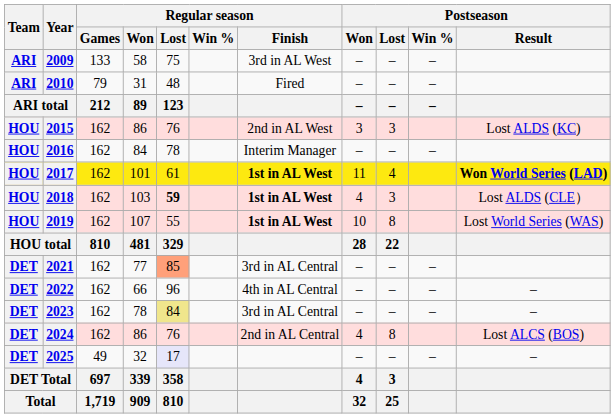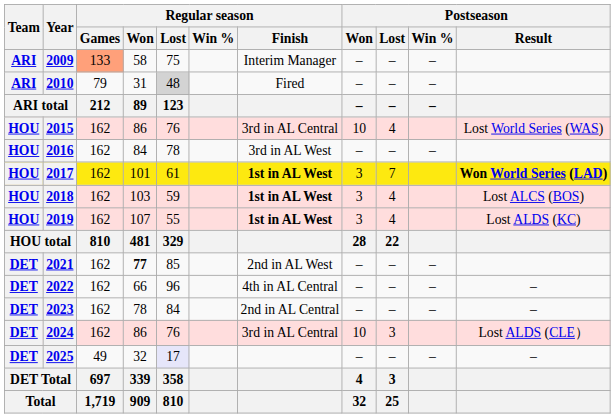(100, 61) no background -> (100, 61) lightsalmon background
(290, 61) 3rd in AL West -> (290, 61) Interim Manager
(173, 83) no background -> (173, 83) lightgrey background
(290, 128) 2nd in AL West -> (290, 128) 3rd in AL Central
(359, 128) 3 -> (359, 128) 10
(392, 128) 3 -> (392, 128) 4
(533, 128) Lost ALDS (KC) -> (533, 128) Lost World Series (WAS)
(290, 151) Interim Manager -> (290, 151) 3rd in AL West
(359, 173) 11 -> (359, 173) 3
(392, 173) 4 -> (392, 173) 7
(173, 197) bold -> (173, 196) normal
(359, 197) 4 -> (359, 196) 3
(392, 197) 3 -> (392, 196) 4
(533, 197) Lost ALDS (CLE） -> (533, 196) Lost ALCS (BOS)
(359, 221) 10 -> (359, 218) 3
(392, 221) 8 -> (392, 218) 4
(533, 221) Lost World Series (WAS) -> (533, 218) Lost ALDS (KC)
(140, 266) normal -> (140, 264) bold
(173, 266) lightsalmon background -> (173, 264) no background
(290, 266) 3rd in AL Central -> (290, 264) 2nd in AL West
(173, 311) khaki background -> (173, 309) no background
(290, 311) 3rd in AL Central -> (290, 309) 2nd in AL Central
(290, 334) 2nd in AL Central -> (290, 333) 3rd in AL Central
(359, 334) 4 -> (359, 333) 10
(392, 334) 8 -> (392, 333) 3
(533, 334) Lost ALCS (BOS) -> (533, 332) Lost ALDS (CLE）
